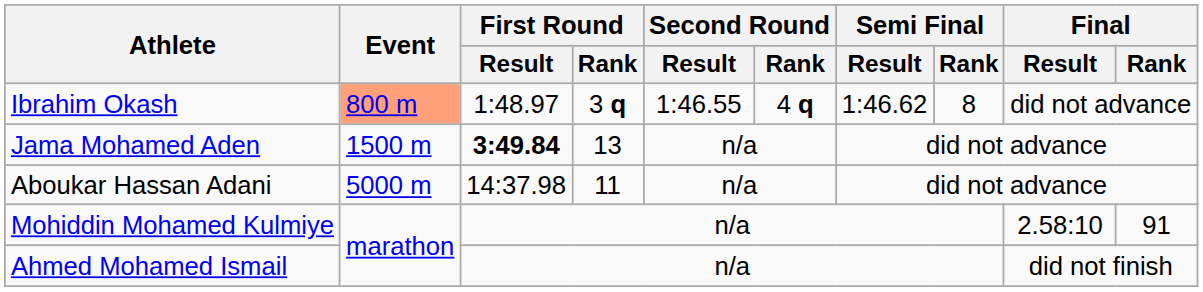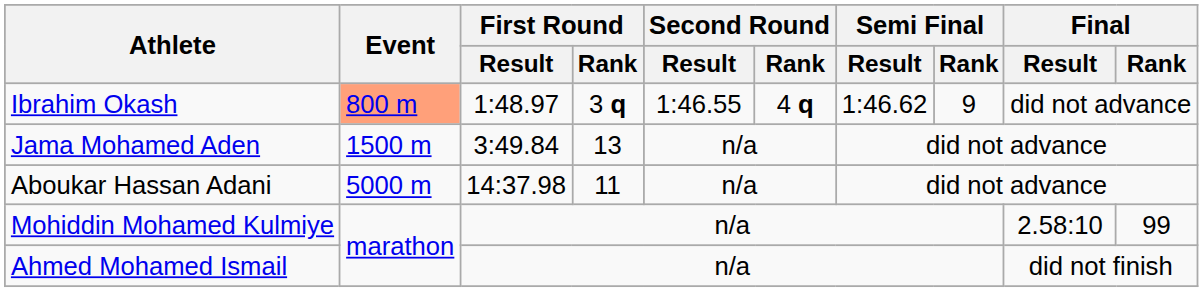(969, 104) 8 -> (969, 104) 9
(516, 145) bold -> (516, 145) normal
(1157, 226) 91 -> (1157, 226) 99
